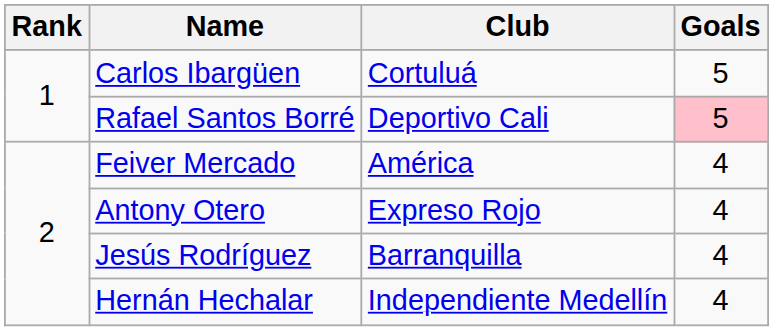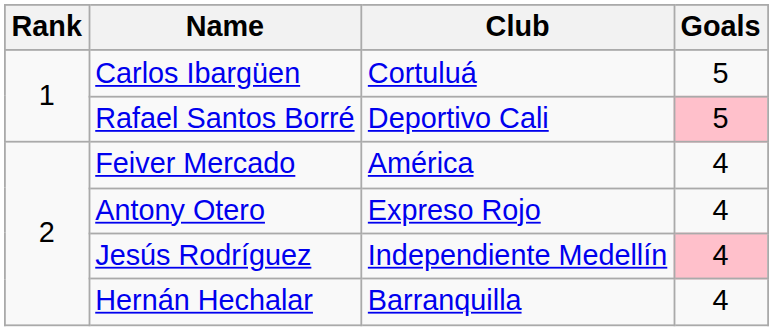(445, 255) Barranquilla -> (518, 255) Independiente Medellín
(721, 255) no background -> (721, 255) pink background
(518, 301) Independiente Medellín -> (445, 301) Barranquilla
